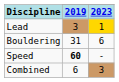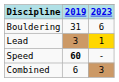rows swapped: (17, 26) <-> (33, 41)
